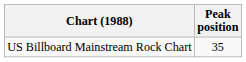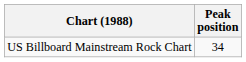(218, 47) 35 -> (218, 47) 34
